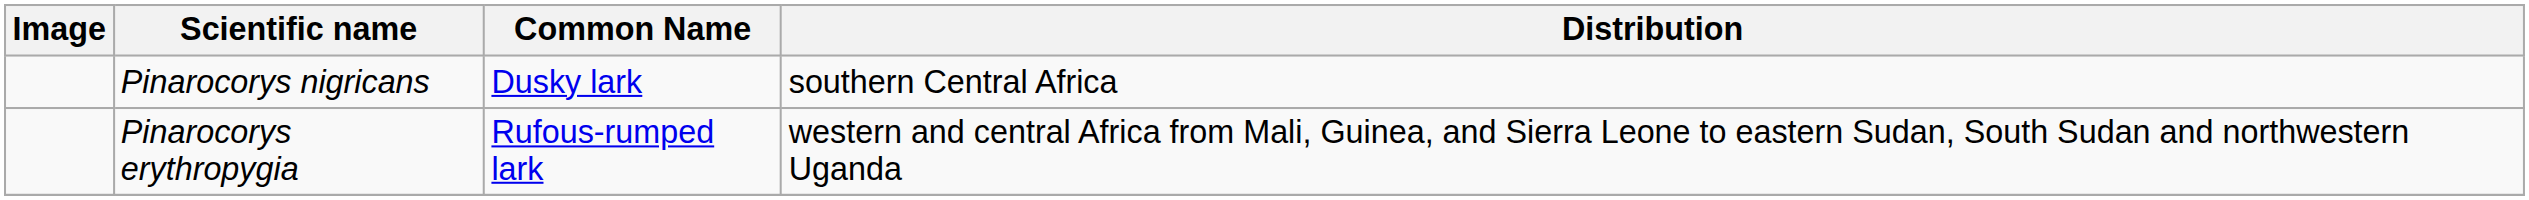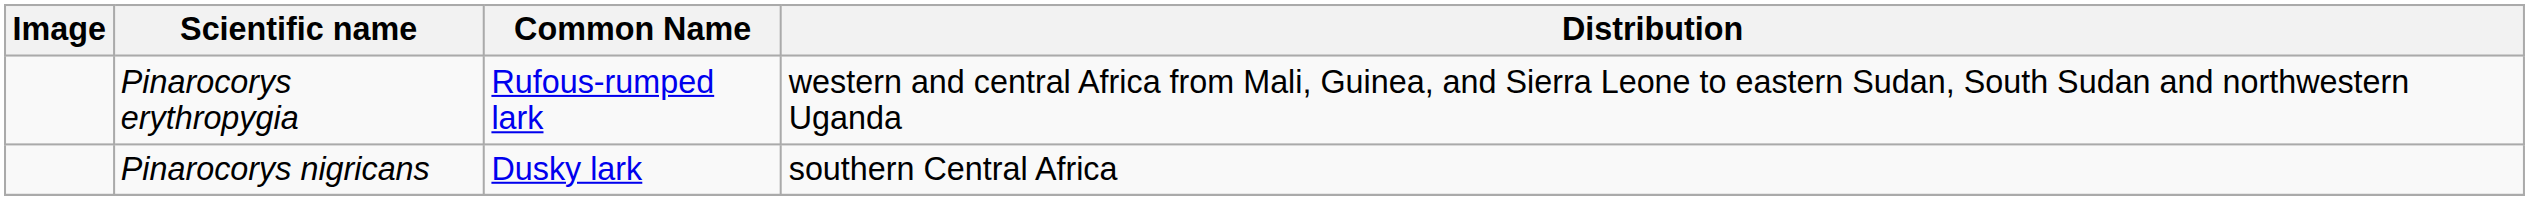rows swapped: (275, 81) <-> (210, 150)
